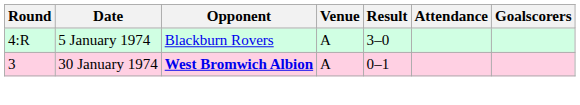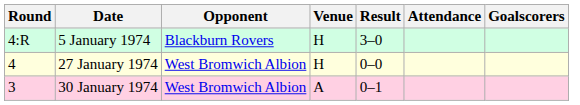(326, 40) A -> (319, 40) H
+ row: (108, 64)
(239, 64) bold -> (236, 87) normal
